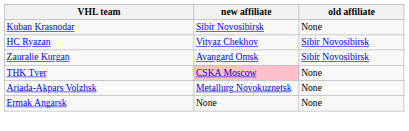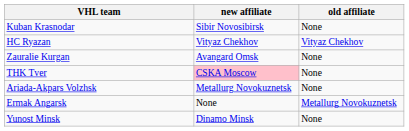(335, 42) Sibir Novosibirsk -> (332, 42) Vityaz Chekhov
(335, 57) Sibir Novosibirsk -> (312, 57) None
(312, 103) None -> (349, 103) Metallurg Novokuznetsk
+ row: (33, 118)
